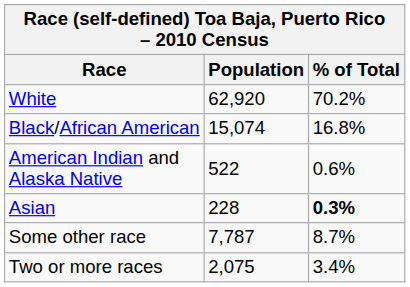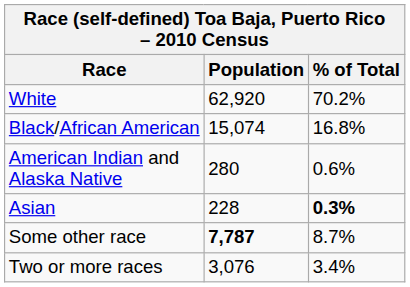(224, 168) 522 -> (224, 168) 280
(231, 237) normal -> (231, 237) bold
(231, 267) 2,075 -> (231, 267) 3,076
